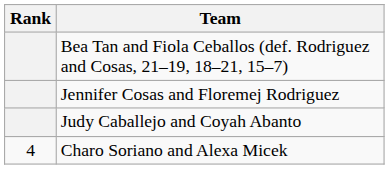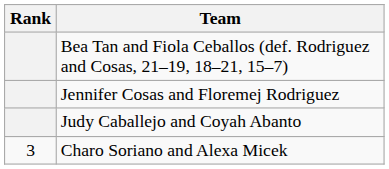(31, 149) 4 -> (31, 149) 3
